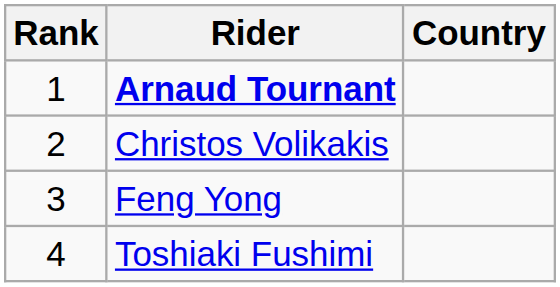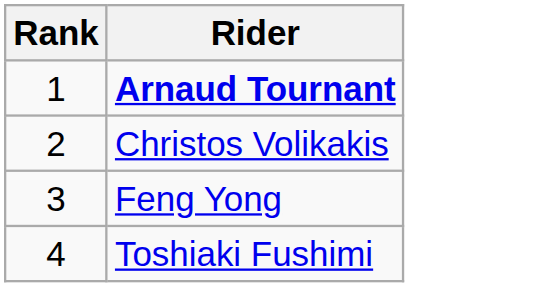- column: (479, 33)
